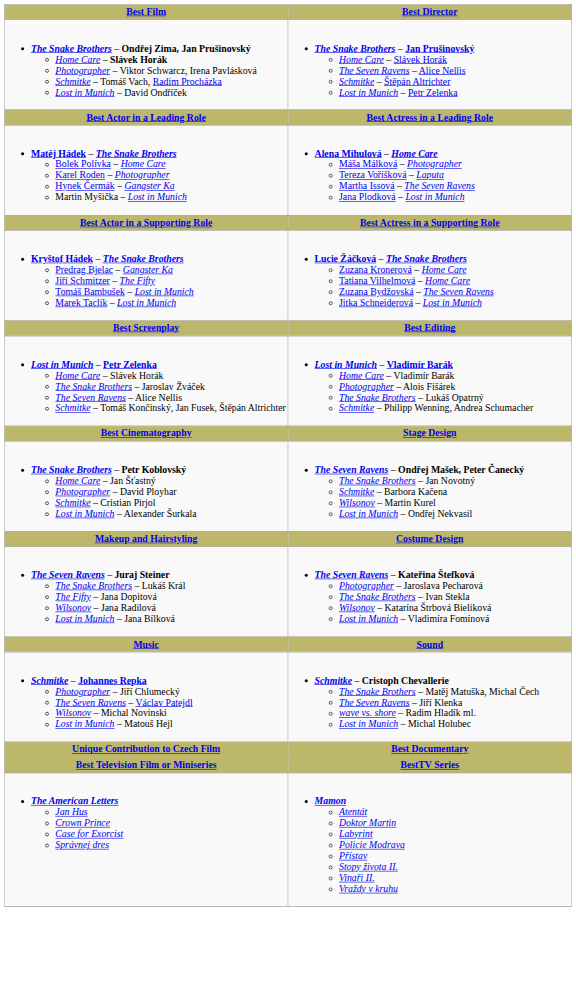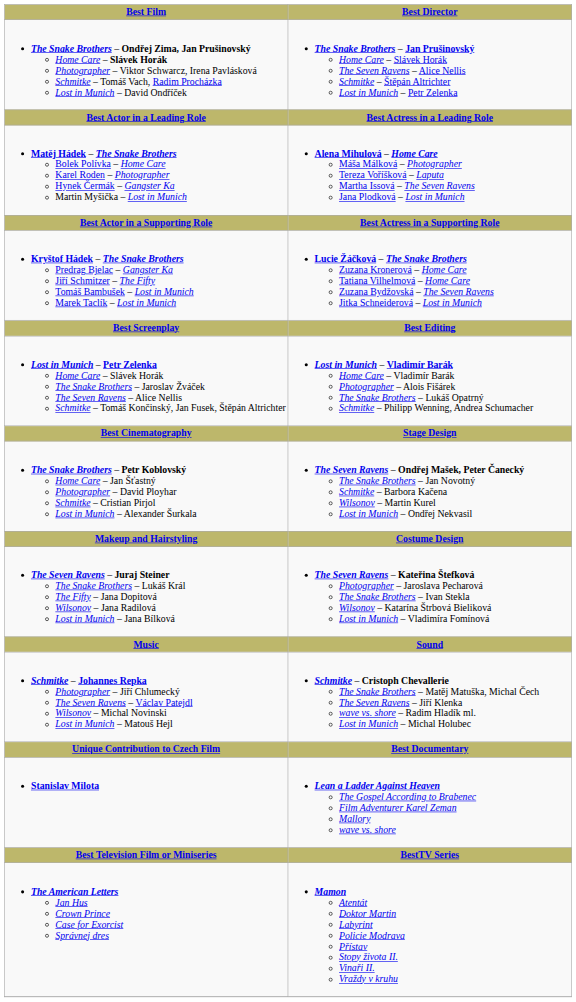+ row: (146, 786)
